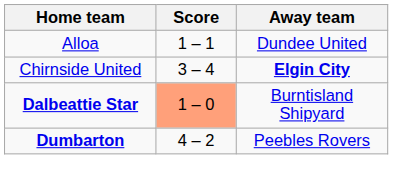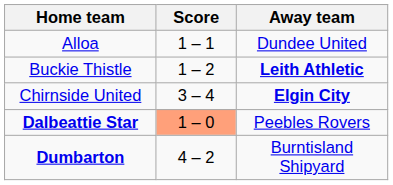+ row: (80, 69)
(312, 105) Burntisland Shipyard -> (312, 122) Peebles Rovers
(312, 140) Peebles Rovers -> (312, 157) Burntisland Shipyard
